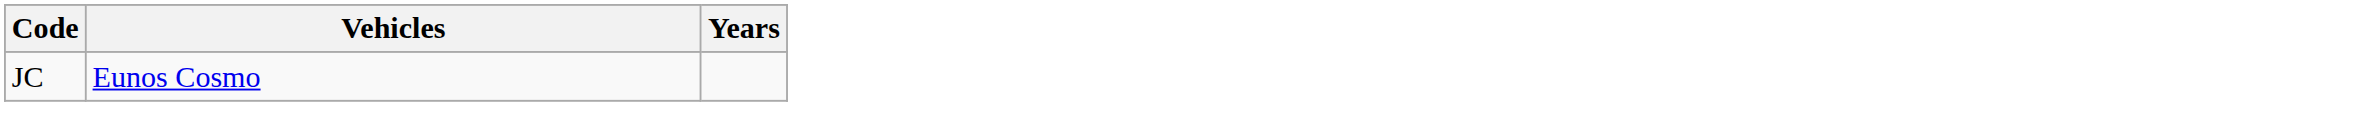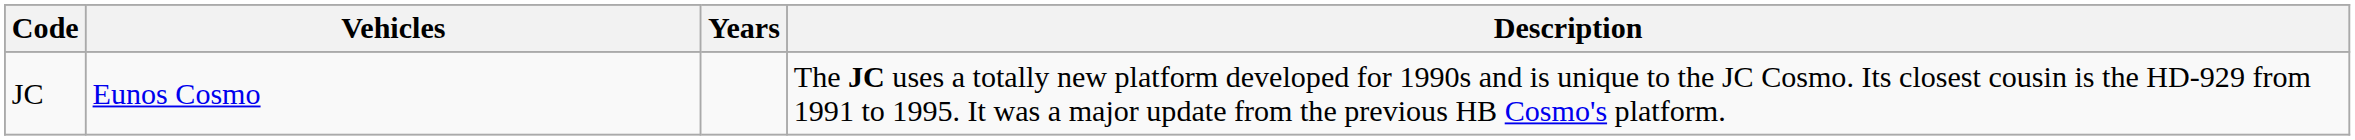+ column: (1568, 28)
